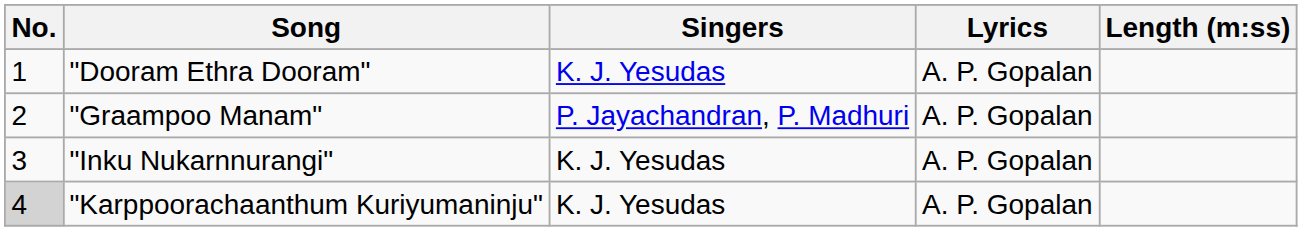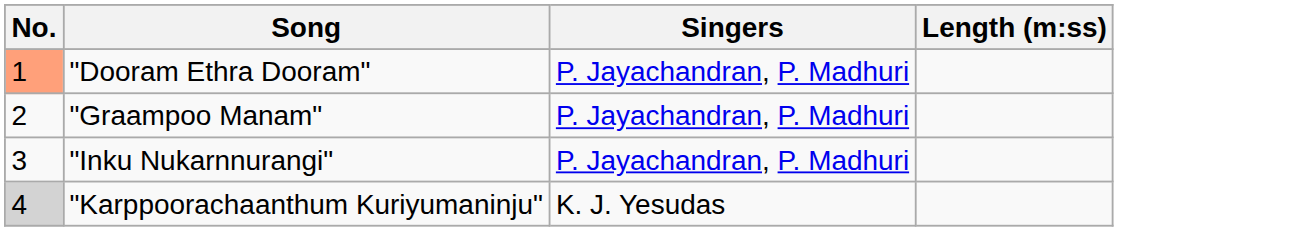- column: (1007, 27)
(19, 72) no background -> (19, 72) lightsalmon background
(641, 72) K. J. Yesudas -> (732, 72) P. Jayachandran, P. Madhuri
(641, 160) K. J. Yesudas -> (732, 160) P. Jayachandran, P. Madhuri
